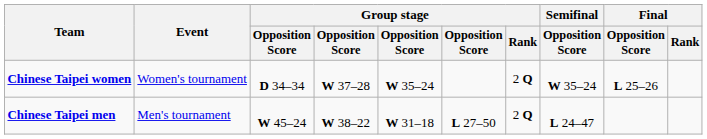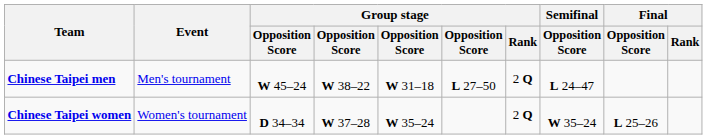rows swapped: (61, 115) <-> (69, 79)
